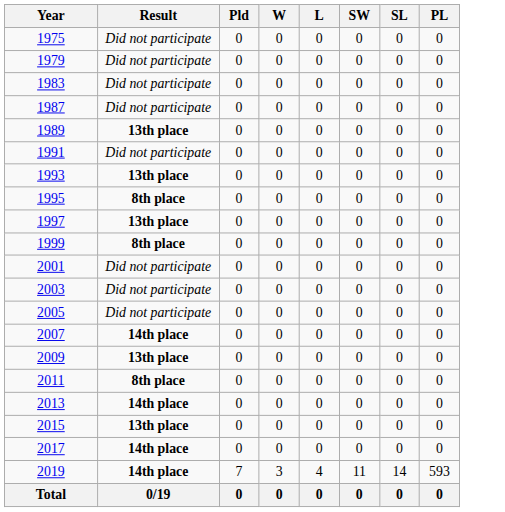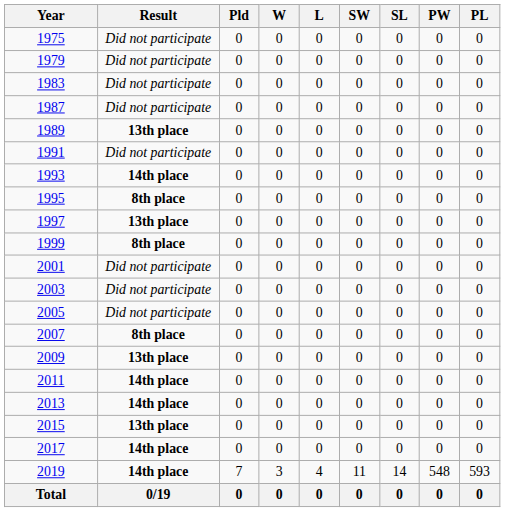+ column: (439, 16)
(158, 175) 13th place -> (158, 175) 14th place
(158, 335) 14th place -> (158, 335) 8th place
(158, 381) 8th place -> (158, 381) 14th place
